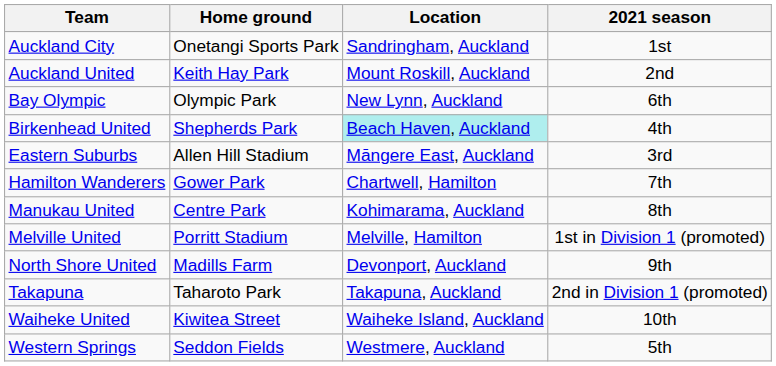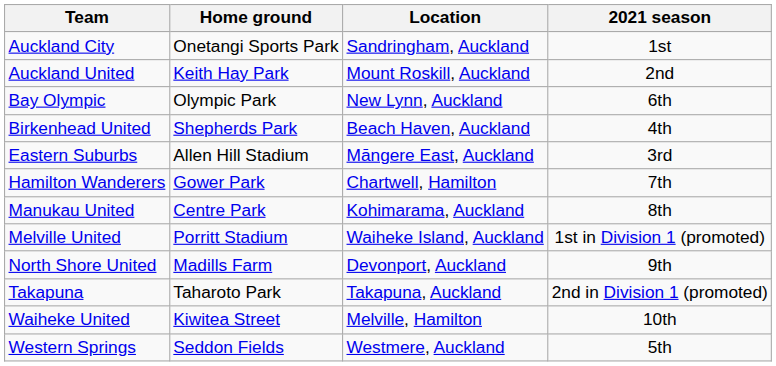(438, 127) paleturquoise background -> (438, 127) no background
(414, 237) Melville, Hamilton -> (445, 237) Waiheke Island, Auckland
(445, 319) Waiheke Island, Auckland -> (414, 319) Melville, Hamilton
